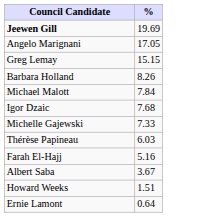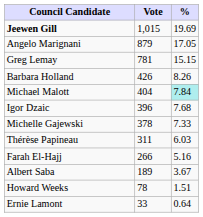+ column: (153, 12)
(146, 92) no background -> (182, 92) paleturquoise background
